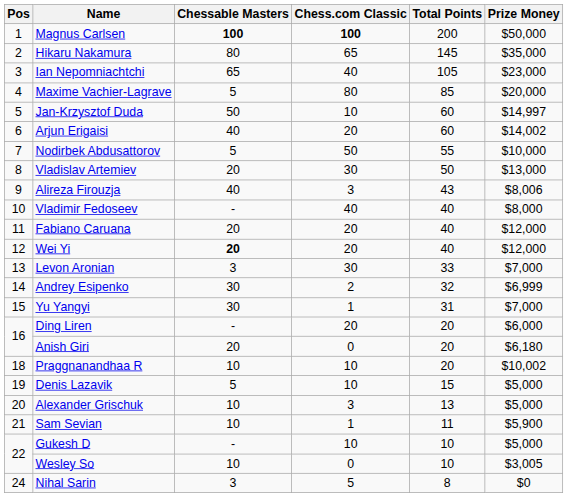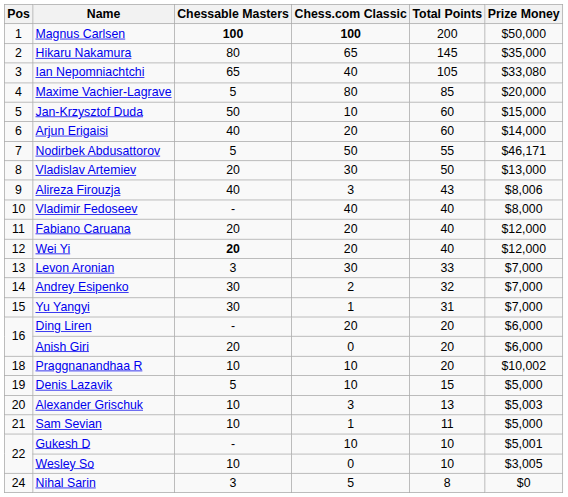(524, 72) $23,000 -> (524, 72) $33,080
(524, 111) $14,997 -> (524, 111) $15,000
(524, 131) $14,002 -> (524, 131) $14,000
(524, 151) $10,000 -> (524, 151) $46,171
(524, 287) $6,999 -> (524, 287) $7,000
(524, 346) $6,180 -> (524, 346) $6,000
(524, 405) $5,000 -> (524, 405) $5,003
(524, 424) $5,900 -> (524, 424) $5,000
(524, 444) $5,000 -> (524, 444) $5,001
